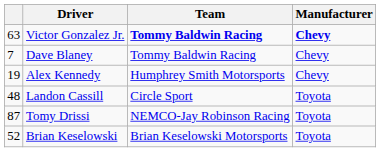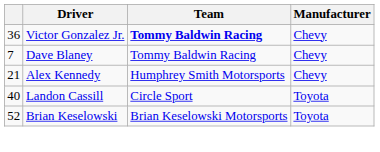(14, 34) 63 -> (14, 34) 36
(313, 34) bold -> (310, 34) normal
(14, 75) 19 -> (14, 75) 21
(14, 95) 48 -> (14, 95) 40
- row: (58, 116)
